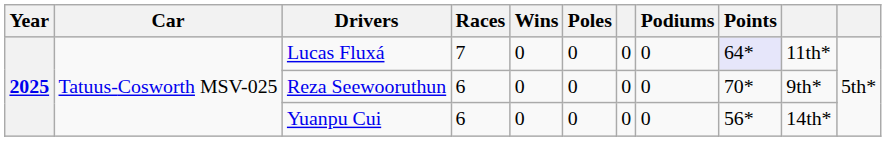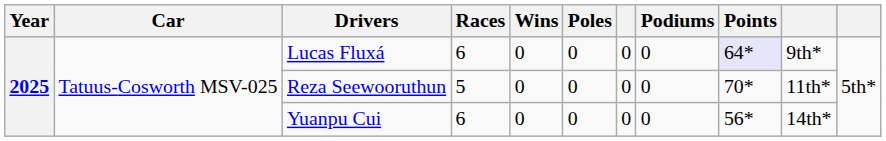(461, 53) 7 -> (461, 53) 6
(809, 53) 11th* -> (804, 53) 9th*
(461, 85) 6 -> (461, 85) 5
(804, 85) 9th* -> (809, 85) 11th*
